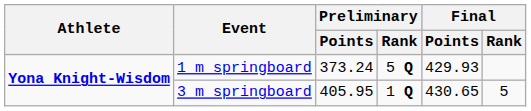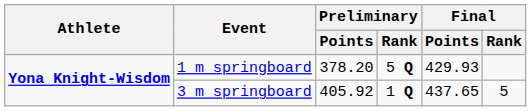(346, 67) 373.24 -> (346, 67) 378.20
(346, 92) 405.95 -> (346, 92) 405.92
(452, 92) 430.65 -> (452, 92) 437.65
